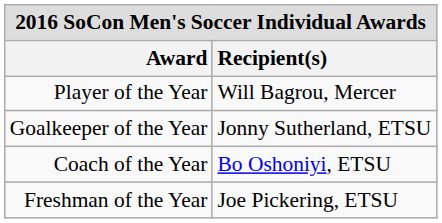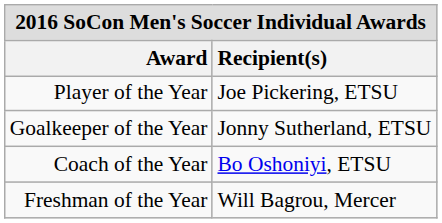(307, 93) Will Bagrou, Mercer -> (308, 93) Joe Pickering, ETSU
(308, 199) Joe Pickering, ETSU -> (307, 199) Will Bagrou, Mercer
